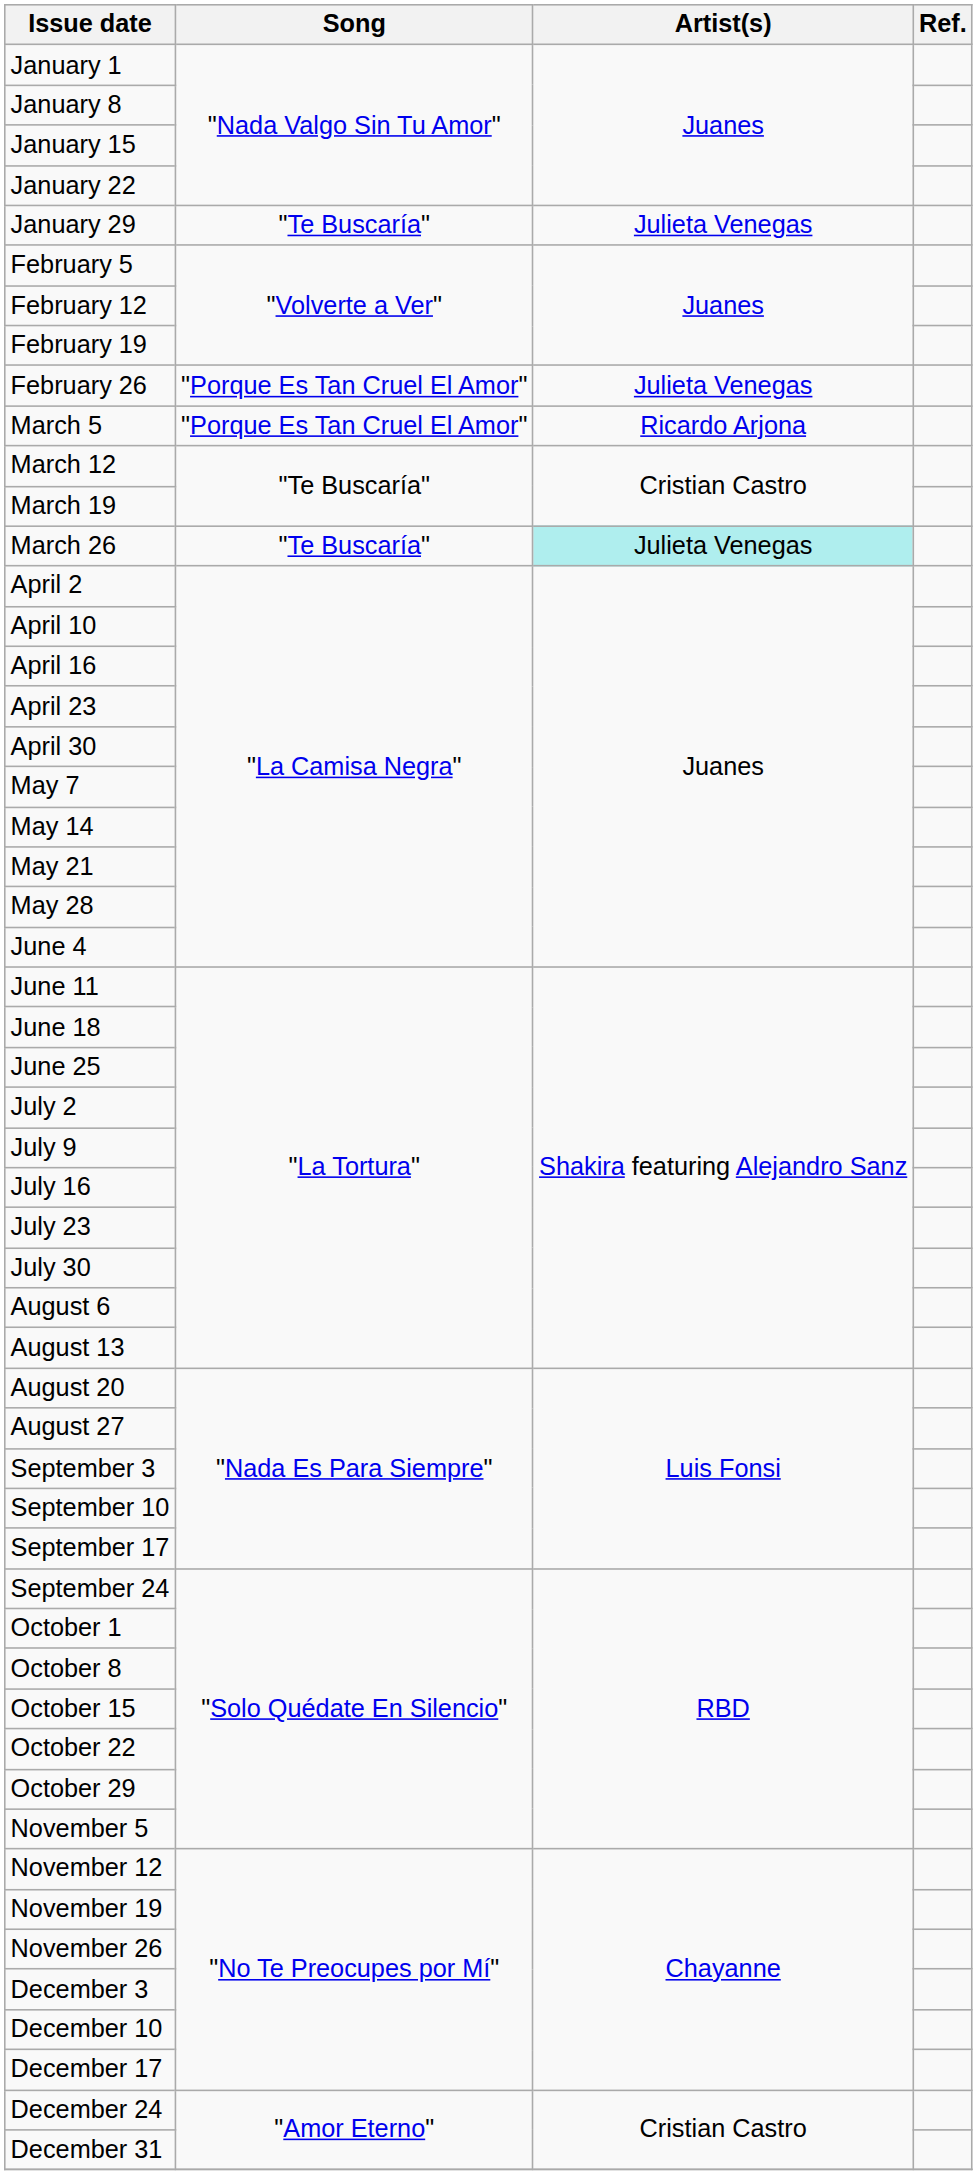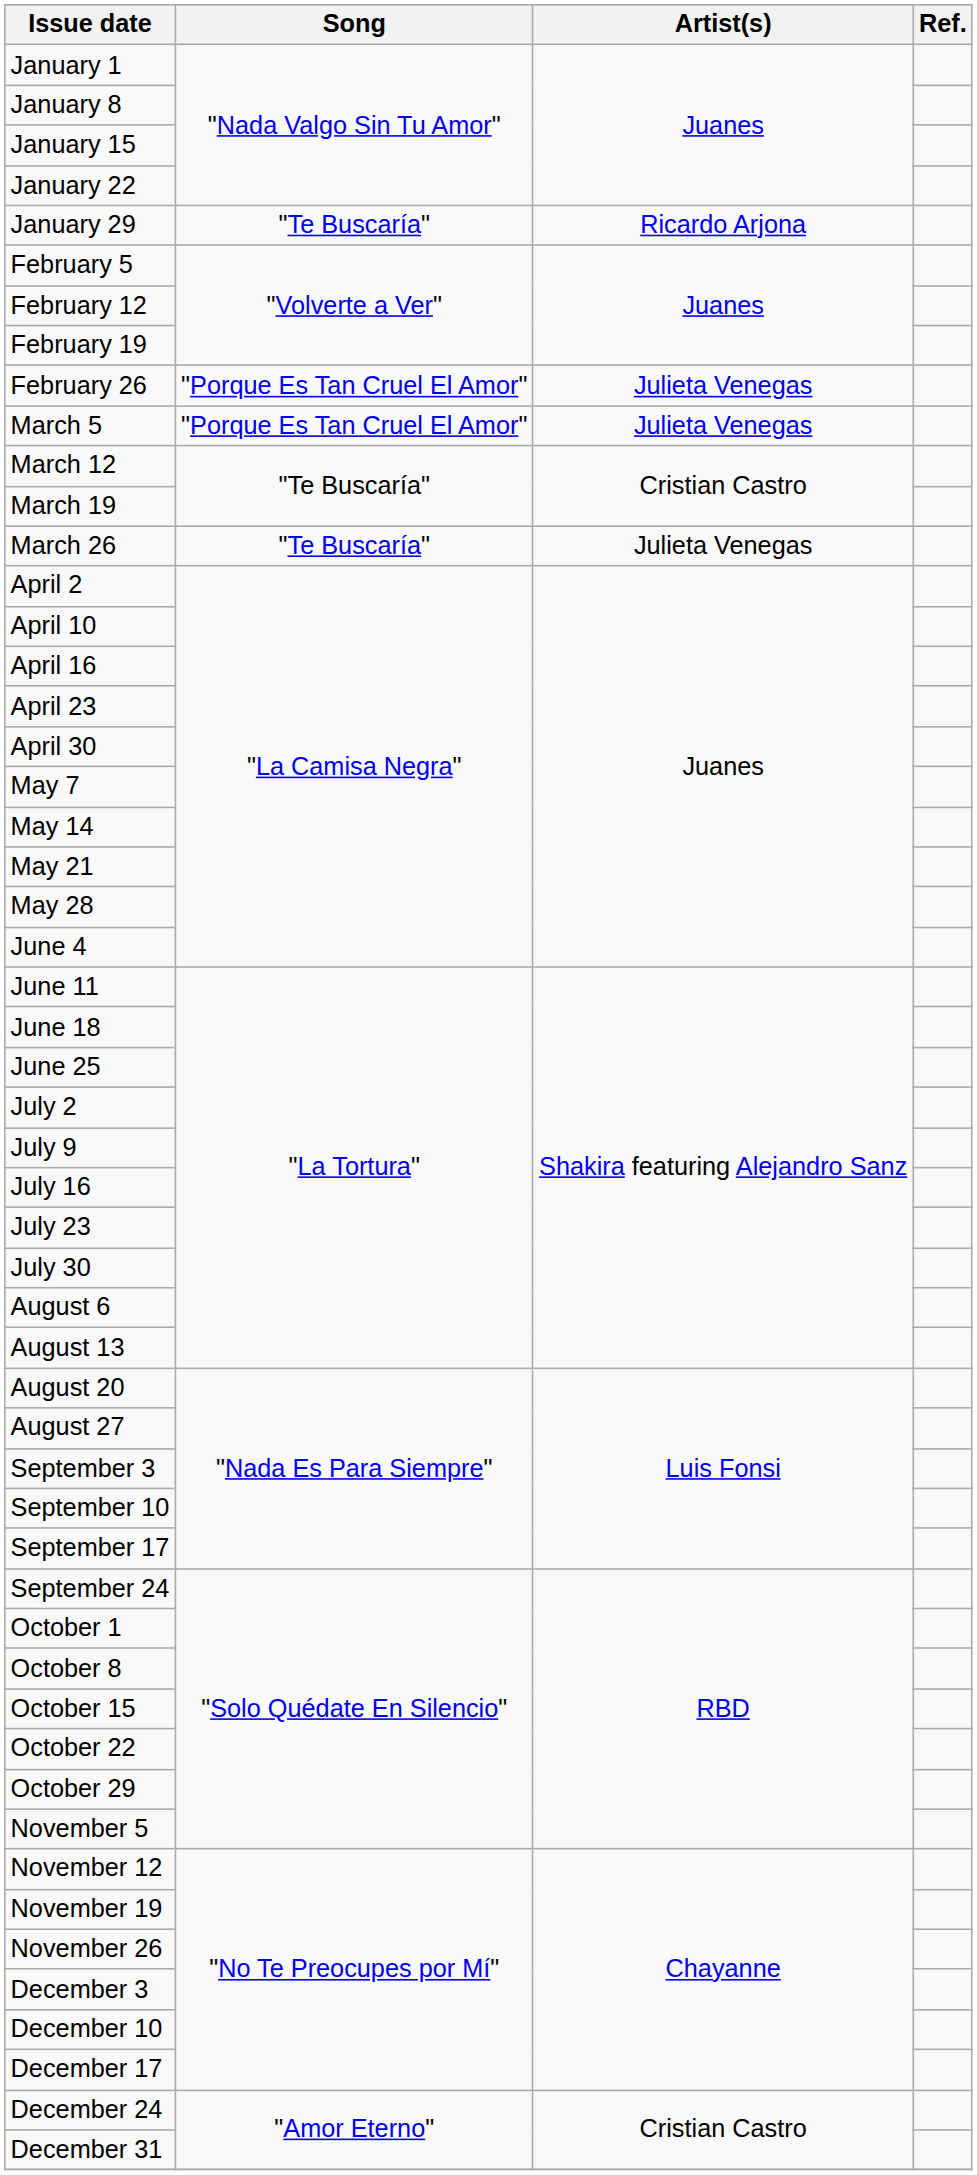(723, 225) Julieta Venegas -> (723, 225) Ricardo Arjona
(723, 425) Ricardo Arjona -> (723, 425) Julieta Venegas
(723, 545) paleturquoise background -> (723, 545) no background
